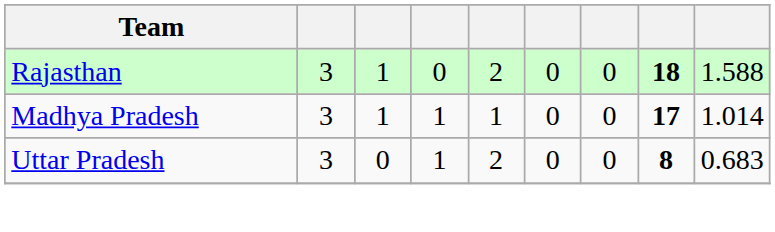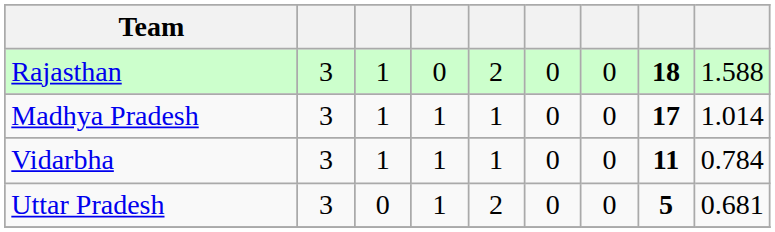+ row: (63, 159)
(666, 159) 8 -> (666, 204) 5
(732, 159) 0.683 -> (732, 204) 0.681
